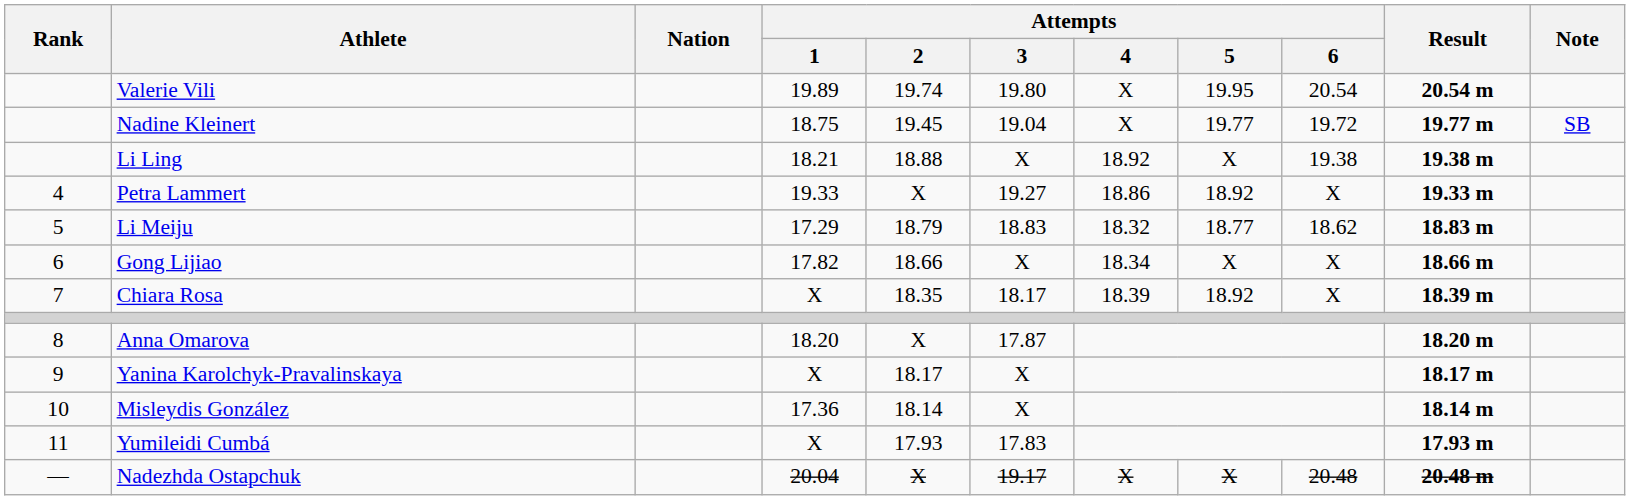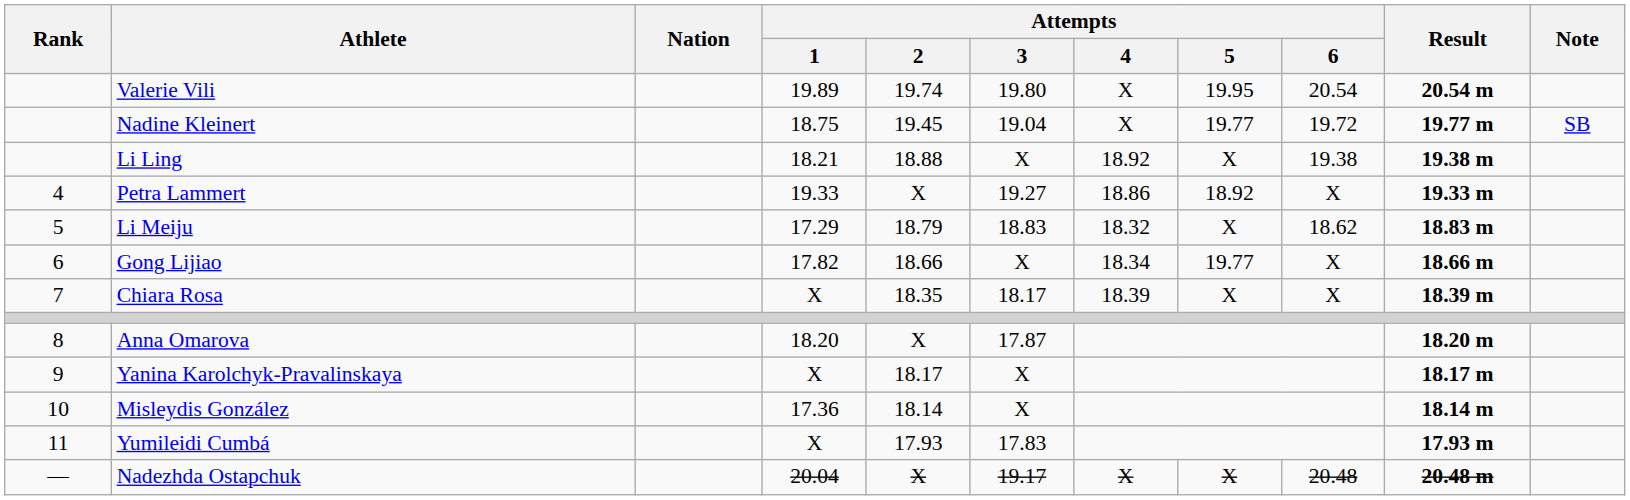(1229, 227) 18.77 -> (1229, 227) X
(1229, 261) X -> (1229, 261) 19.77
(1229, 295) 18.92 -> (1229, 295) X
